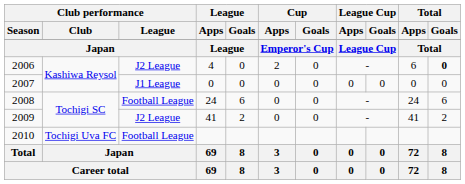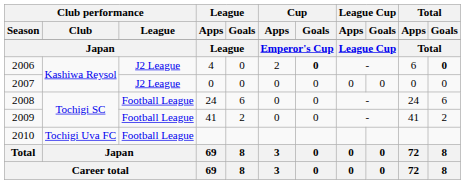(316, 65) normal -> (316, 65) bold
(158, 83) J1 League -> (158, 83) J2 League
(158, 118) J2 League -> (158, 118) Football League
